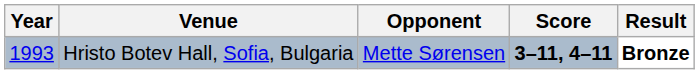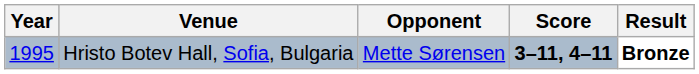(32, 53) 1993 -> (32, 53) 1995
